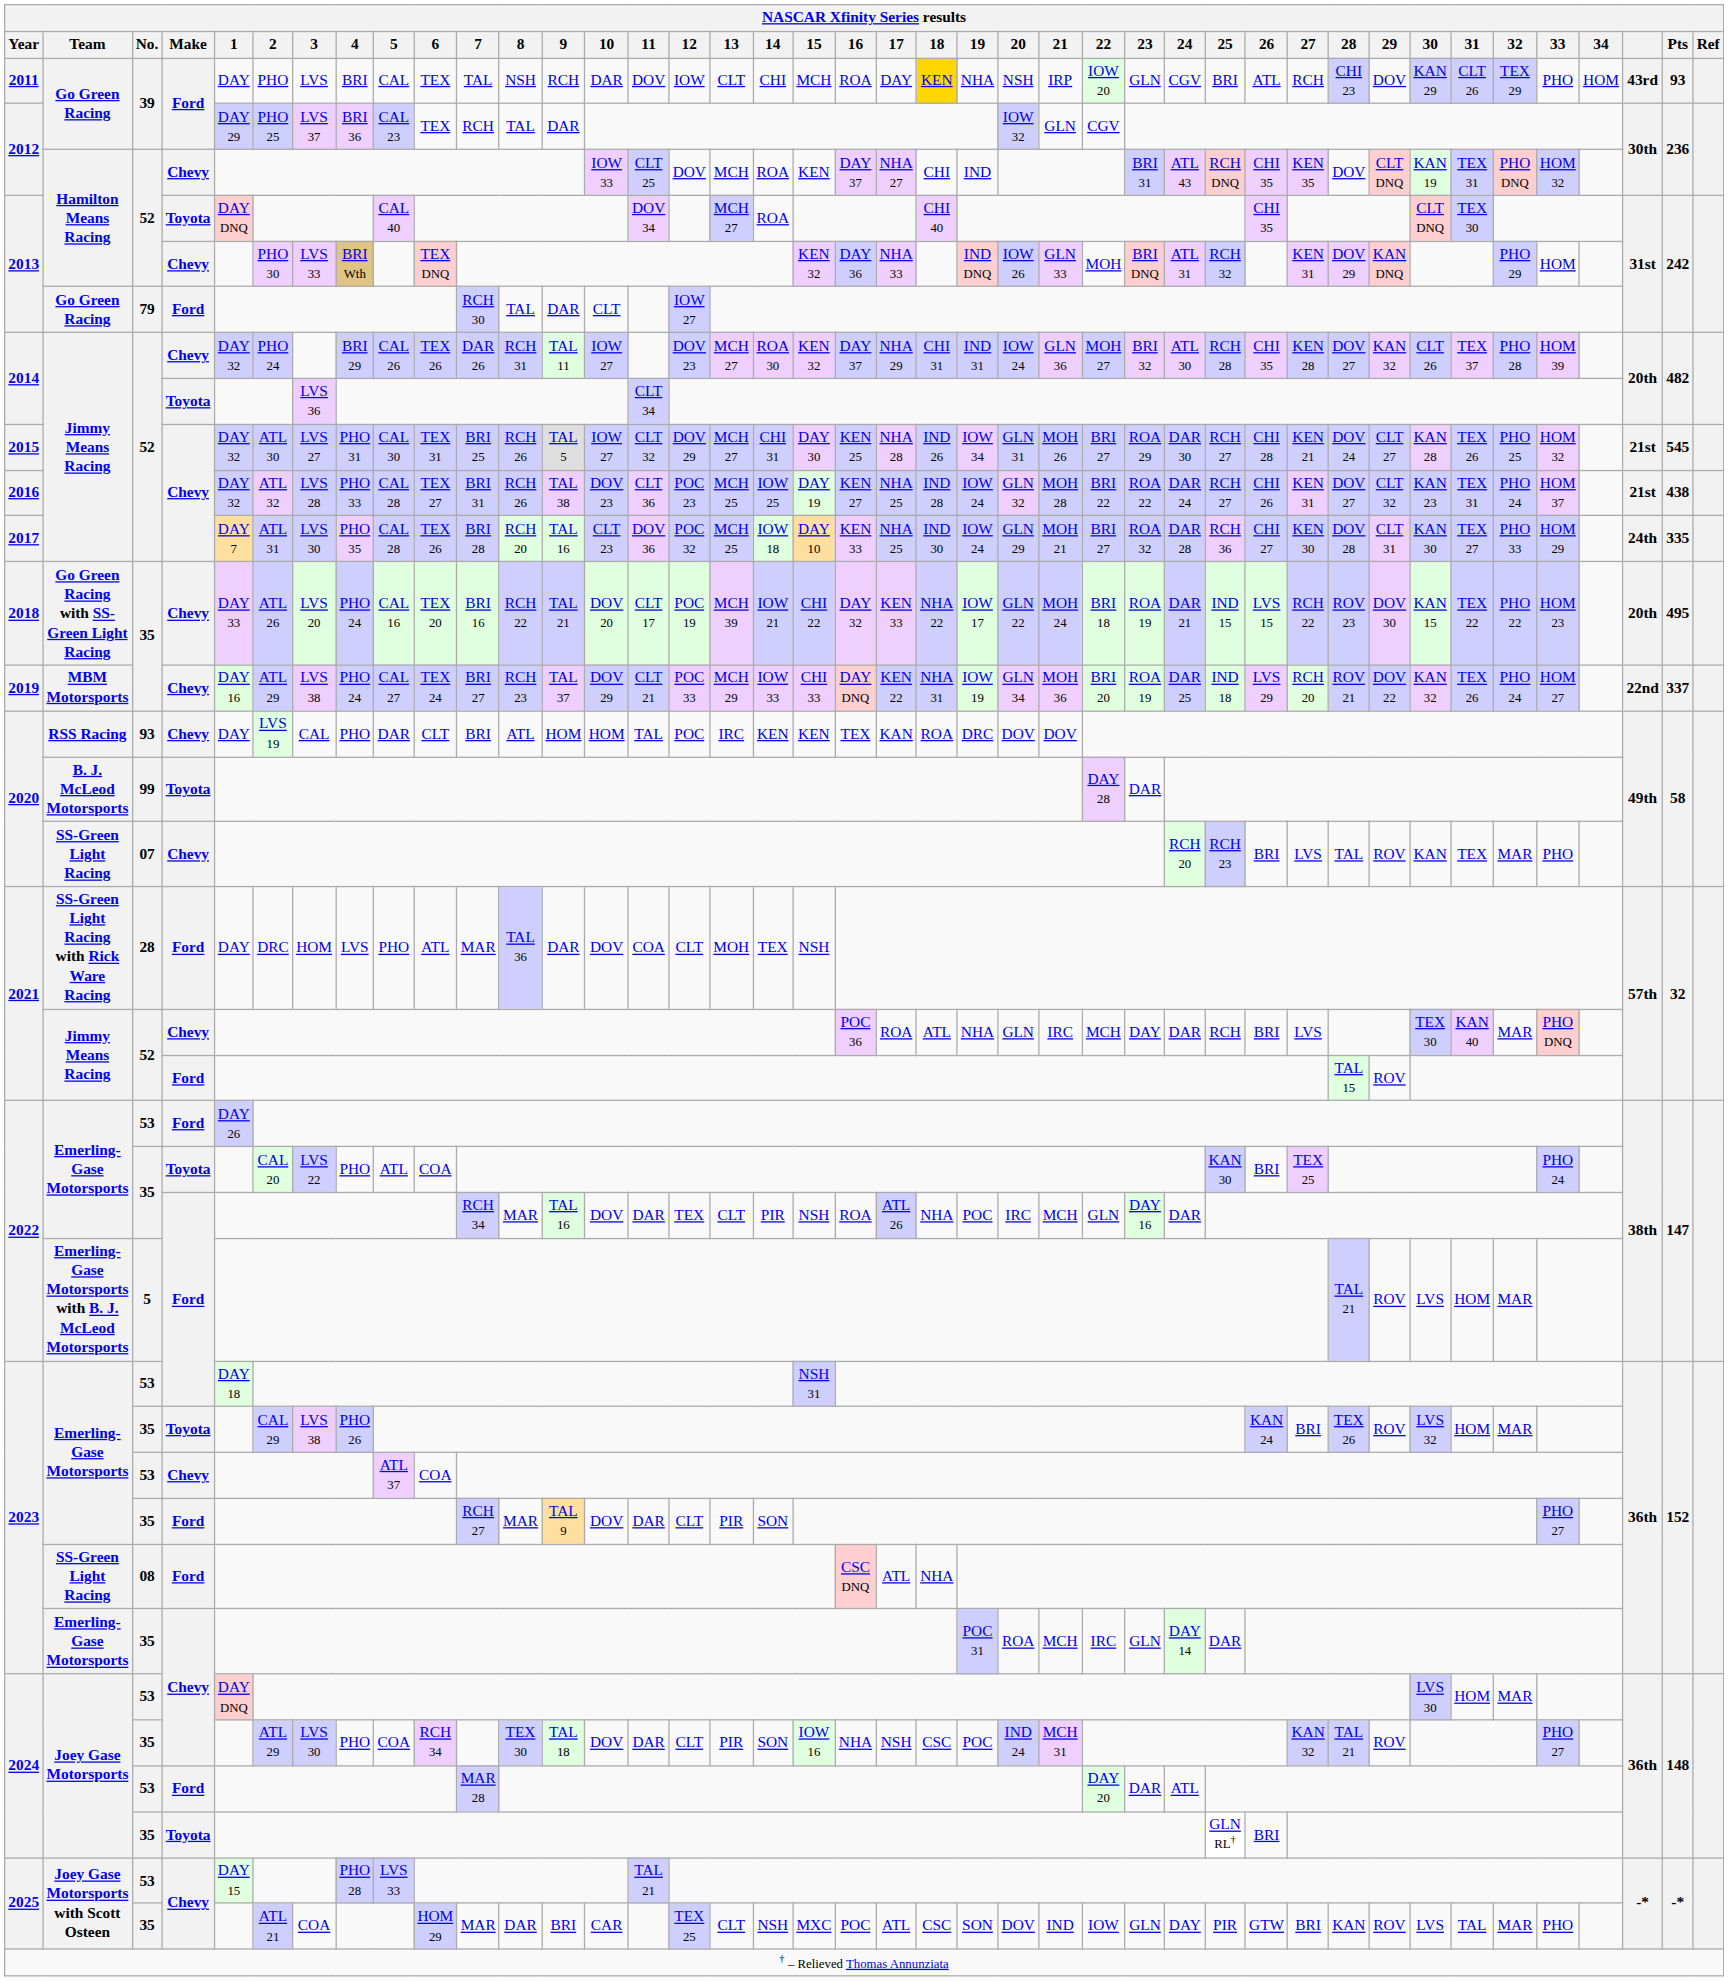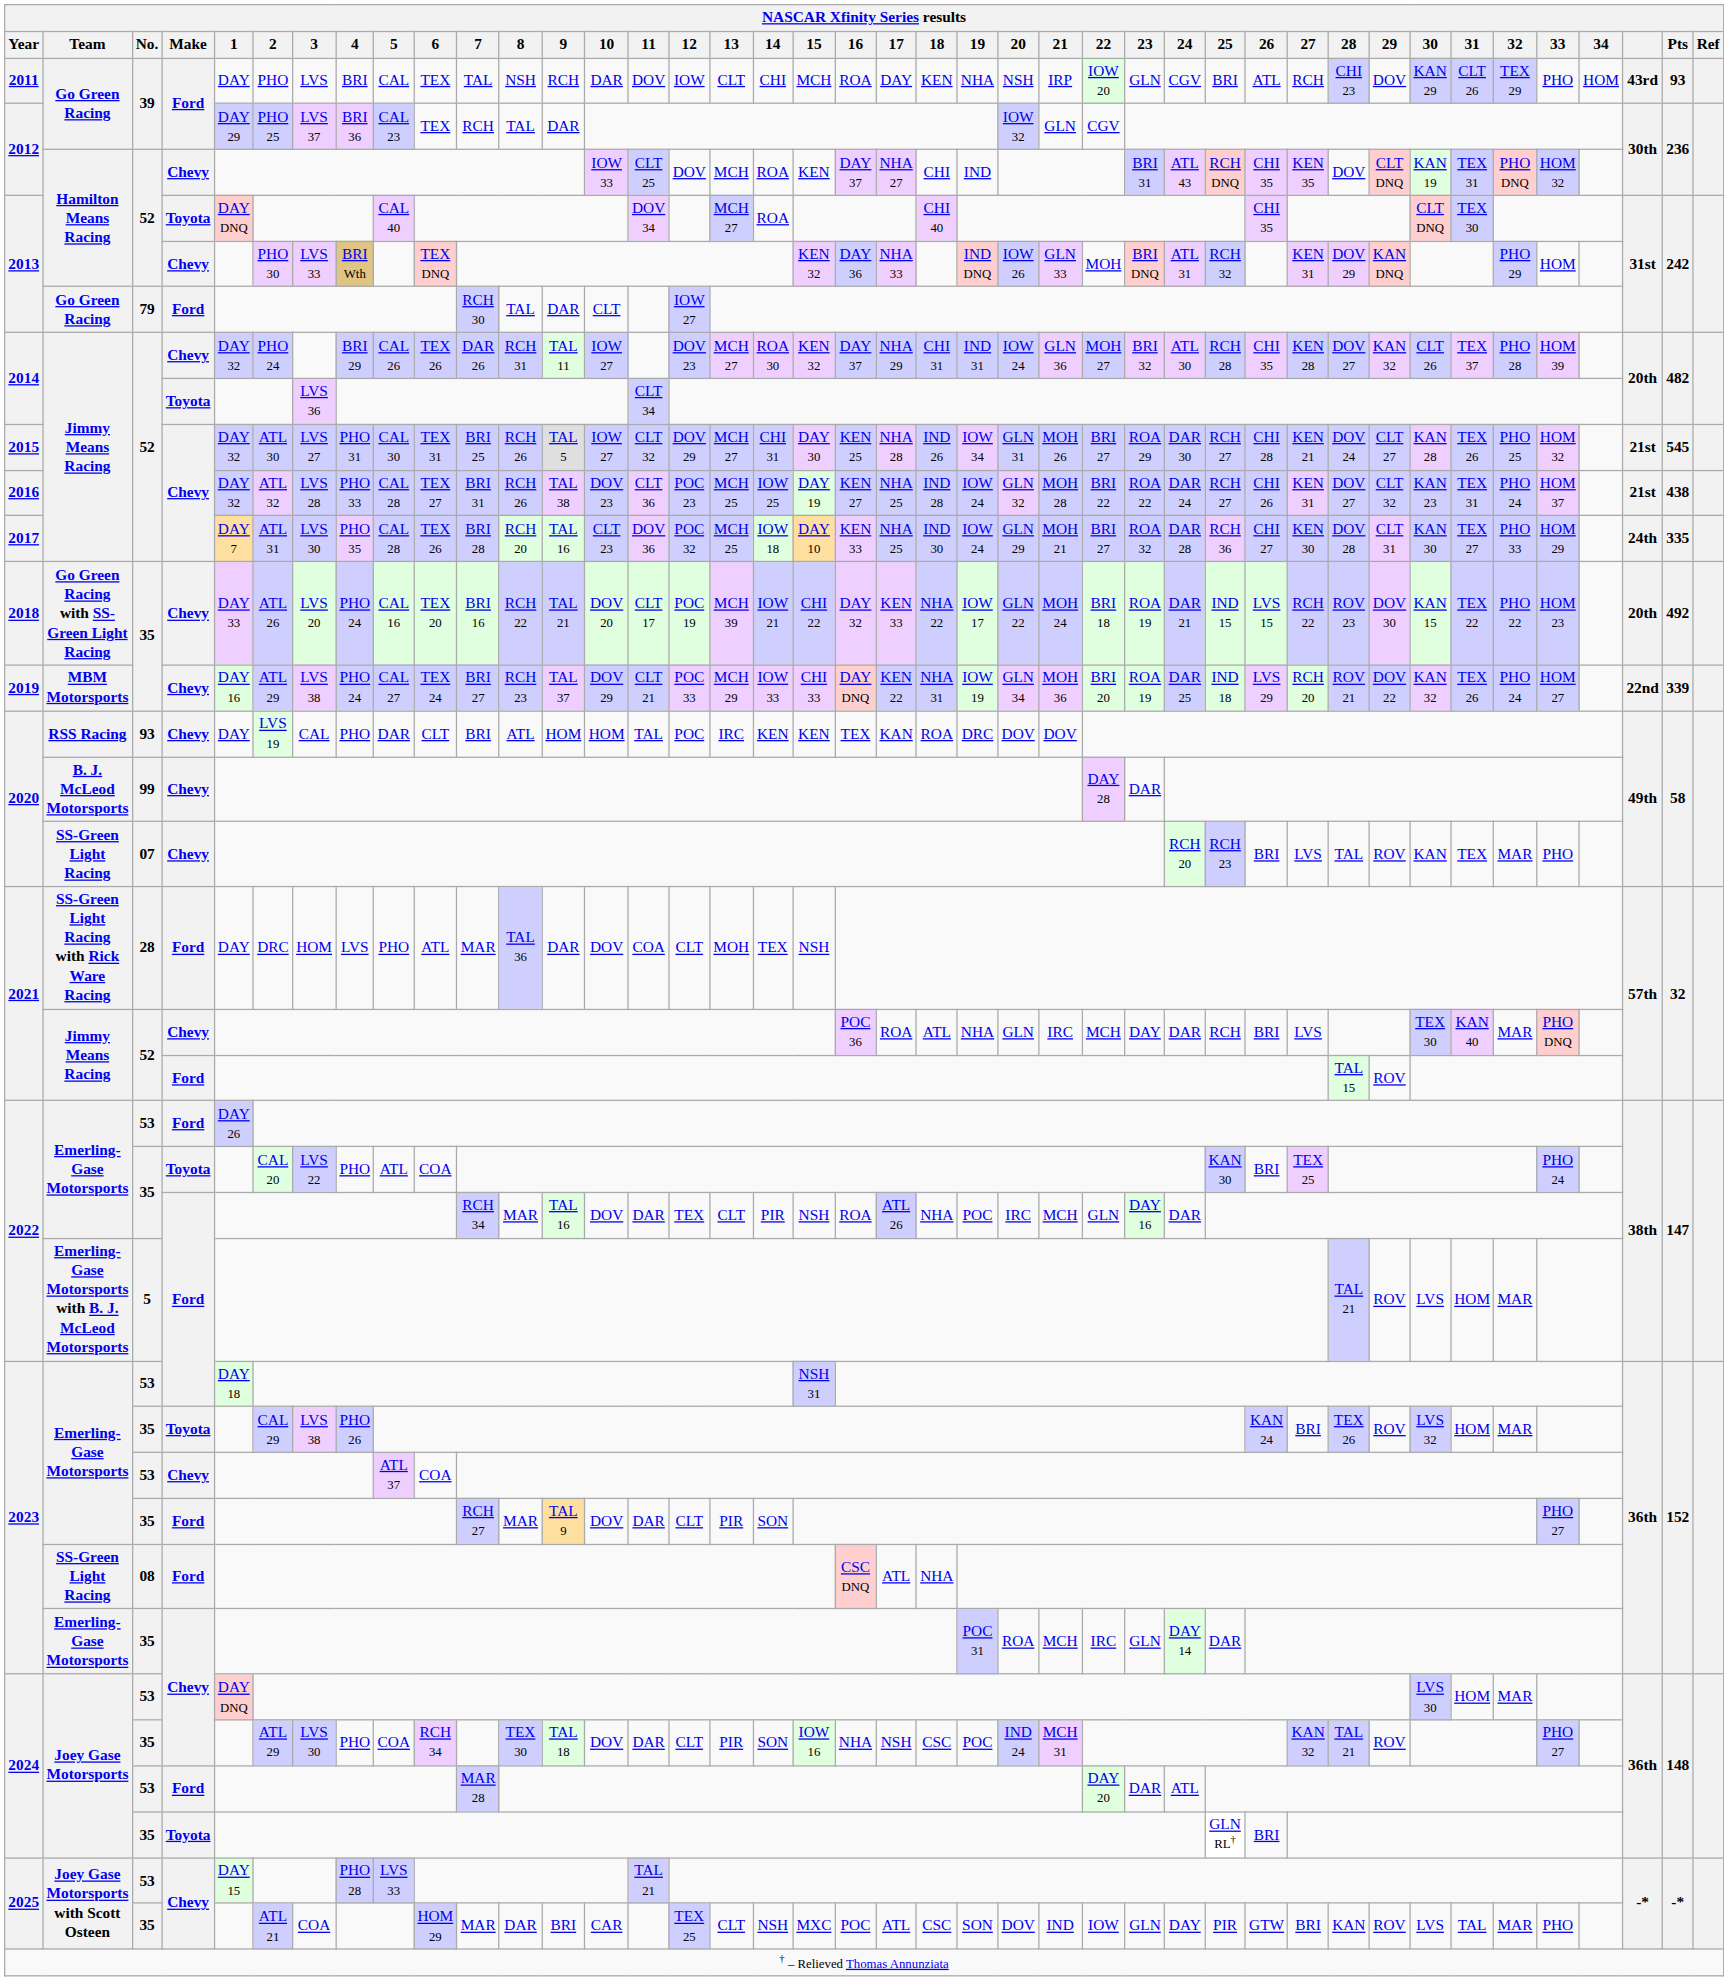(937, 80) gold background -> (937, 80) no background
(1678, 613) 495 -> (1678, 613) 492
(1678, 687) 337 -> (1678, 687) 339
(188, 788) Toyota -> (188, 788) Chevy
